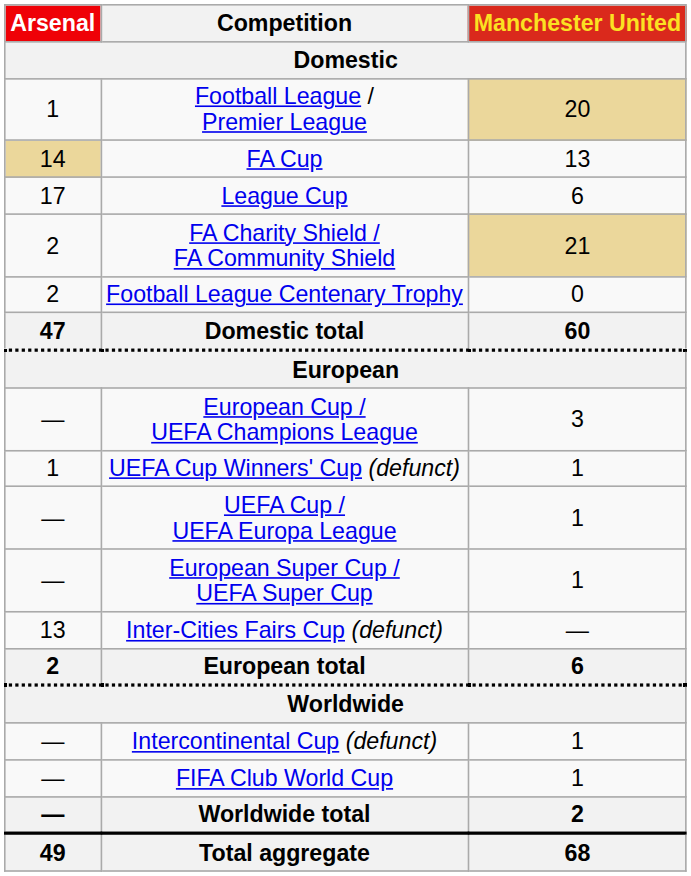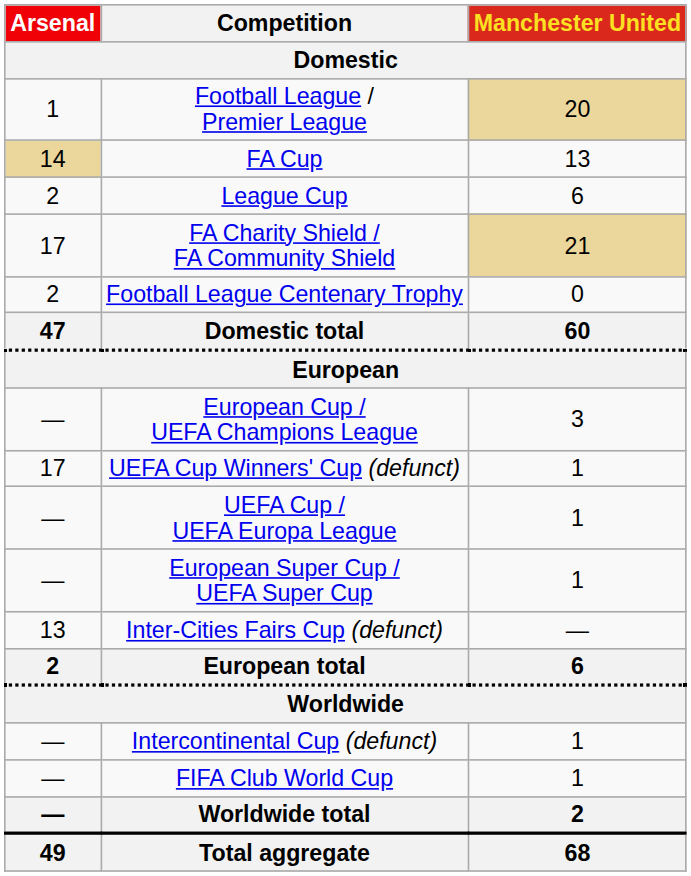(53, 196) 17 -> (53, 196) 2
(53, 245) 2 -> (53, 245) 17
(53, 469) 1 -> (53, 469) 17
